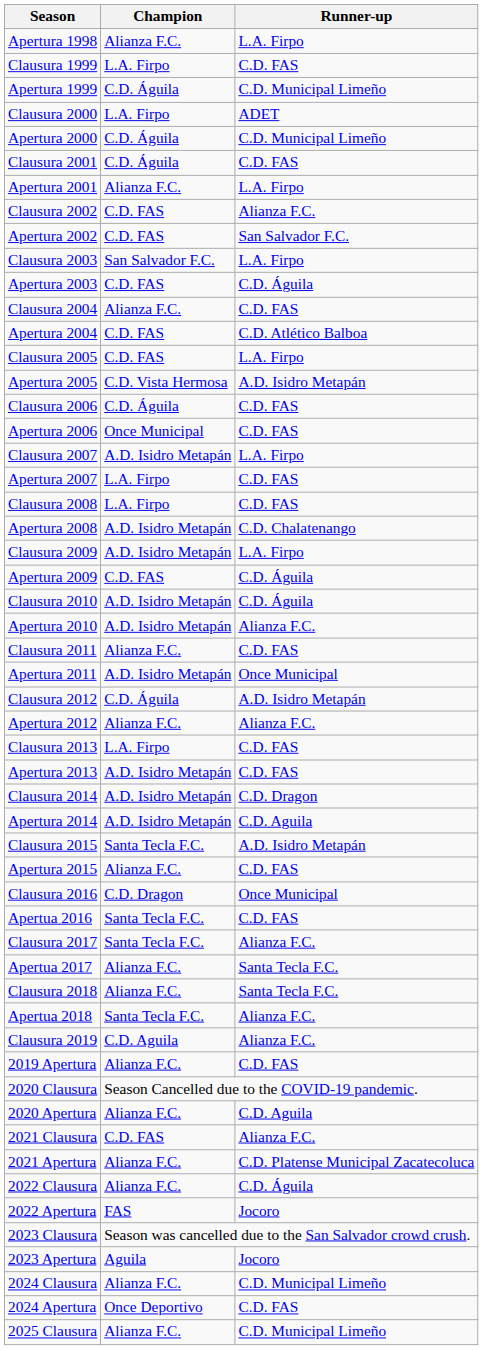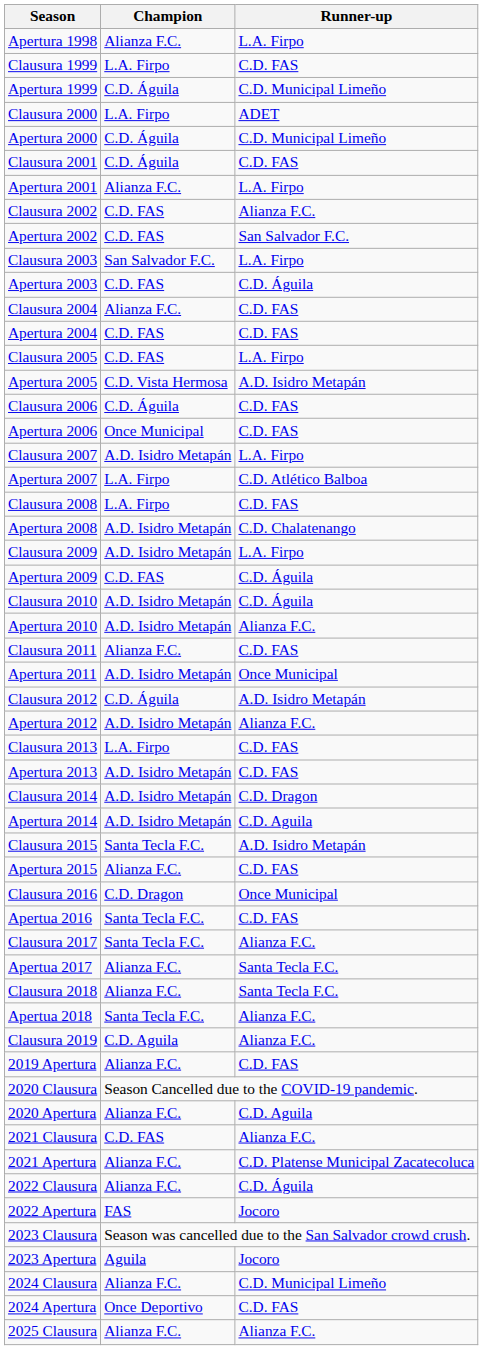(303, 333) C.D. Atlético Balboa -> (268, 333) C.D. FAS
(268, 479) C.D. FAS -> (303, 479) C.D. Atlético Balboa
(143, 723) Alianza F.C. -> (168, 723) A.D. Isidro Metapán
(312, 1332) C.D. Municipal Limeño -> (277, 1332) Alianza F.C.
